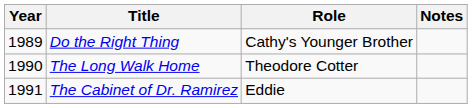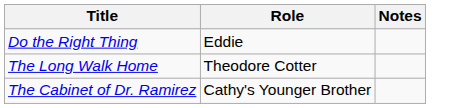- column: (25, 16)
(329, 41) Cathy's Younger Brother -> (223, 41) Eddie
(265, 90) Eddie -> (287, 90) Cathy's Younger Brother
